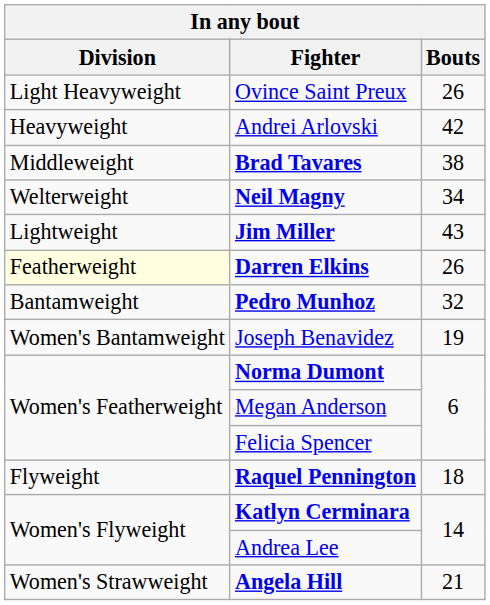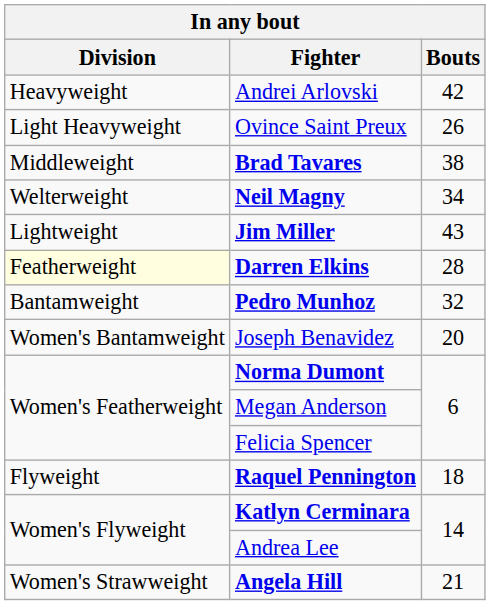rows swapped: (306, 127) <-> (321, 92)
(453, 267) 26 -> (453, 267) 28
(453, 337) 19 -> (453, 337) 20
